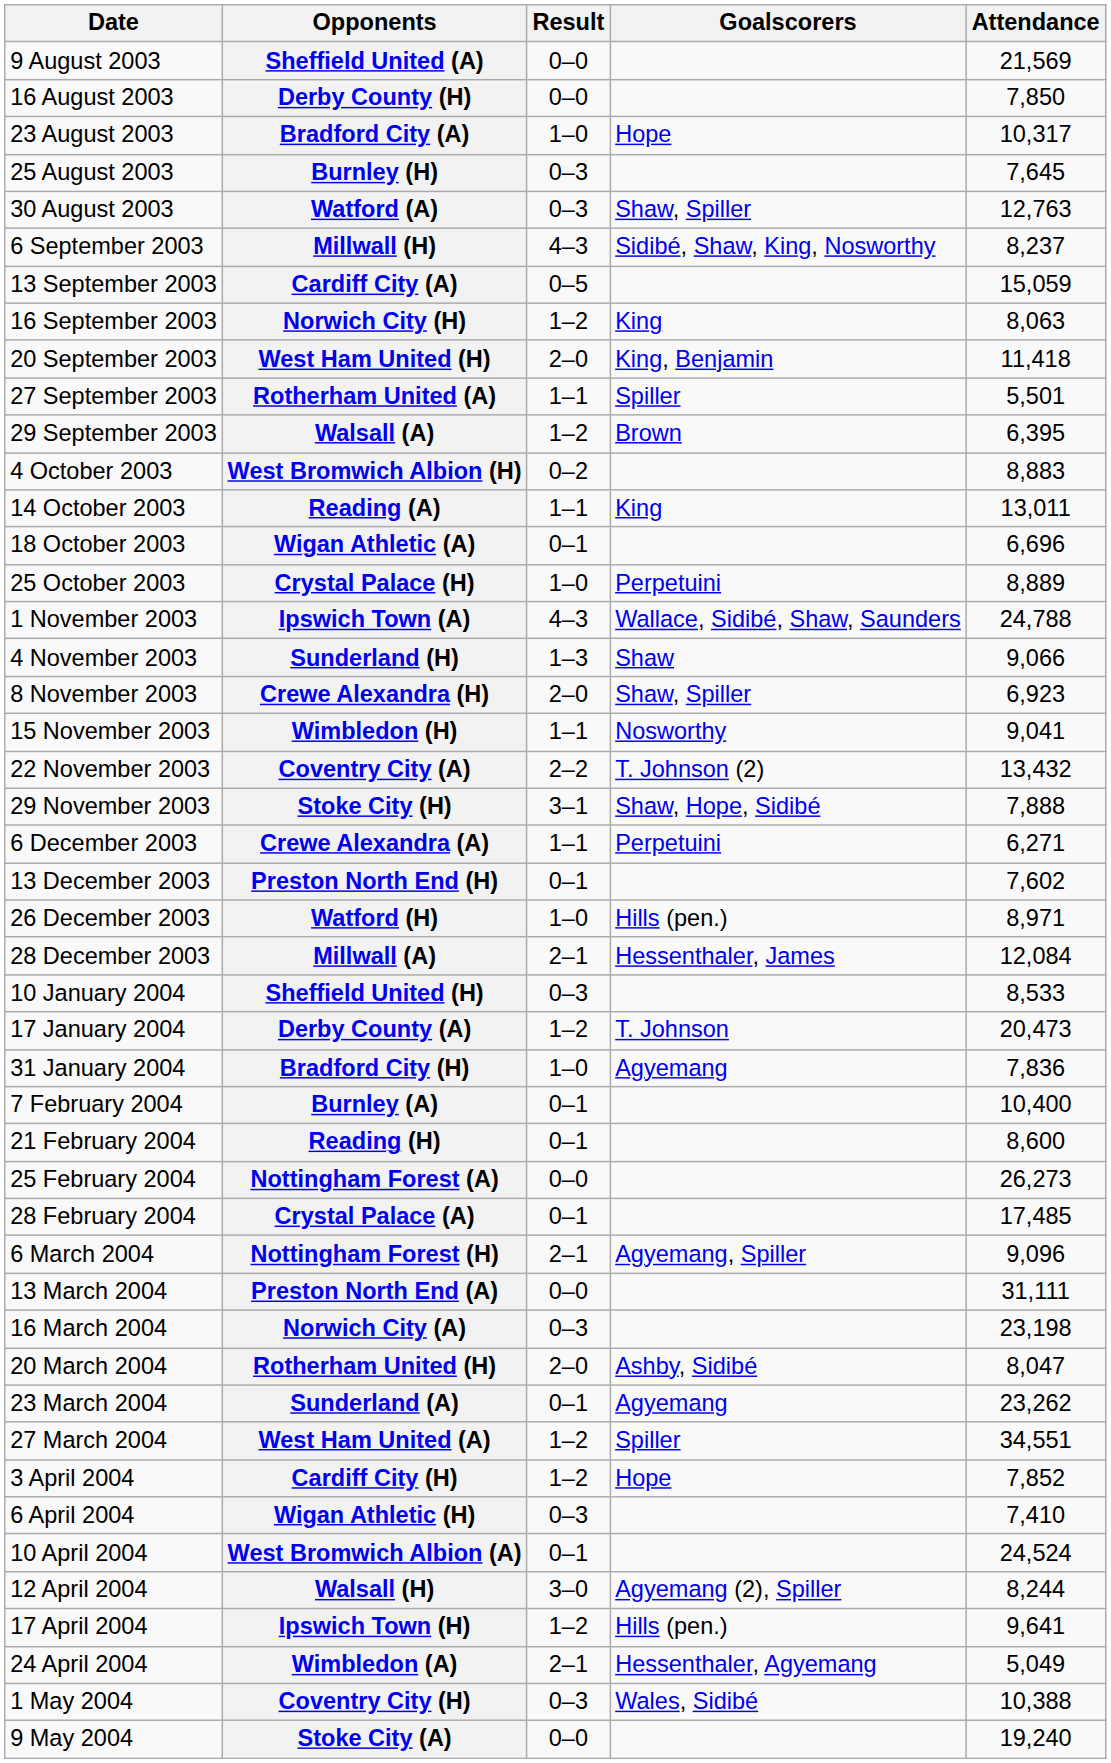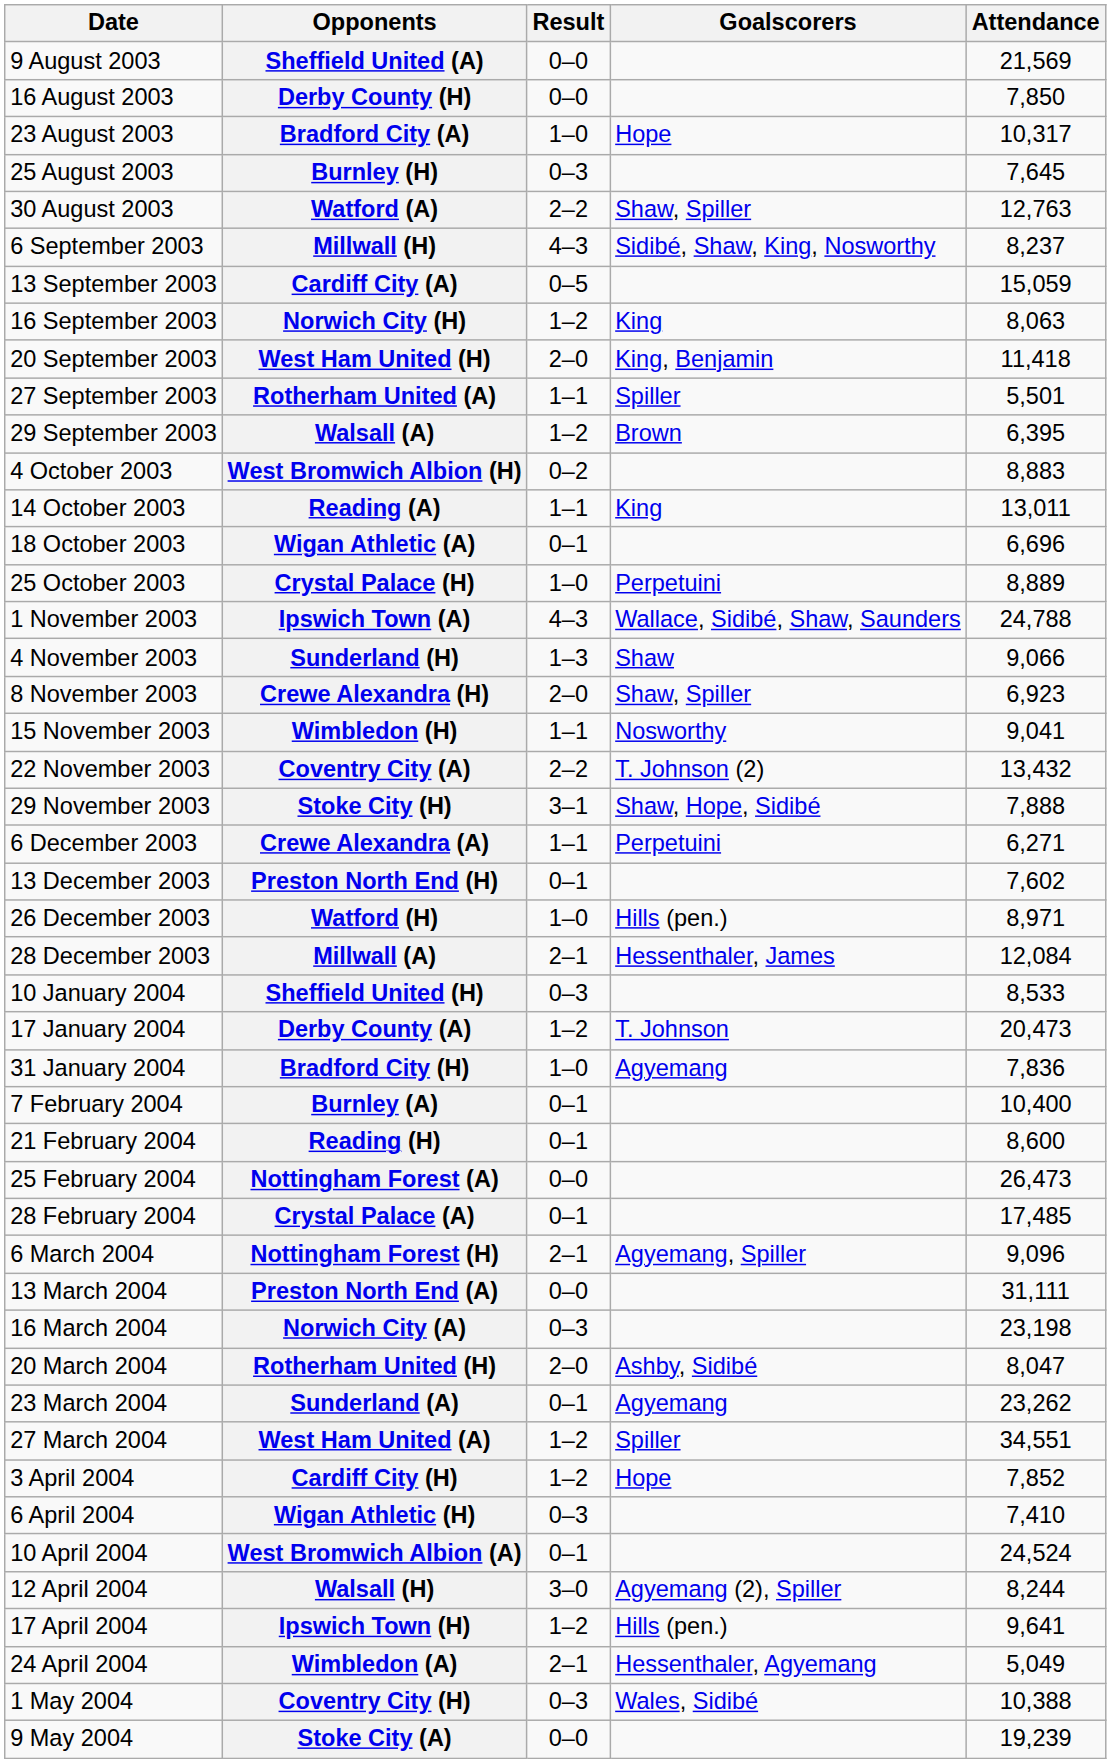(568, 209) 0–3 -> (568, 209) 2–2
(1036, 1179) 26,273 -> (1036, 1179) 26,473
(1036, 1739) 19,240 -> (1036, 1739) 19,239
